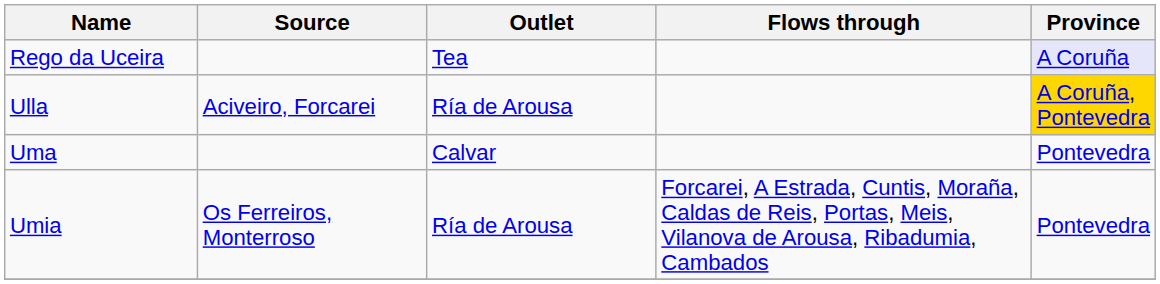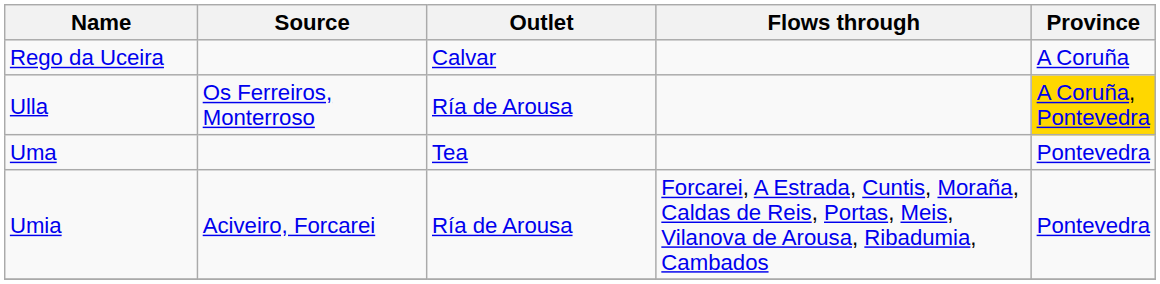(450, 58) Tea -> (464, 58) Calvar
(1083, 58) lavender background -> (1083, 58) no background
(289, 105) Aciveiro, Forcarei -> (267, 105) Os Ferreiros, Monterroso
(464, 153) Calvar -> (450, 153) Tea
(267, 225) Os Ferreiros, Monterroso -> (289, 225) Aciveiro, Forcarei
